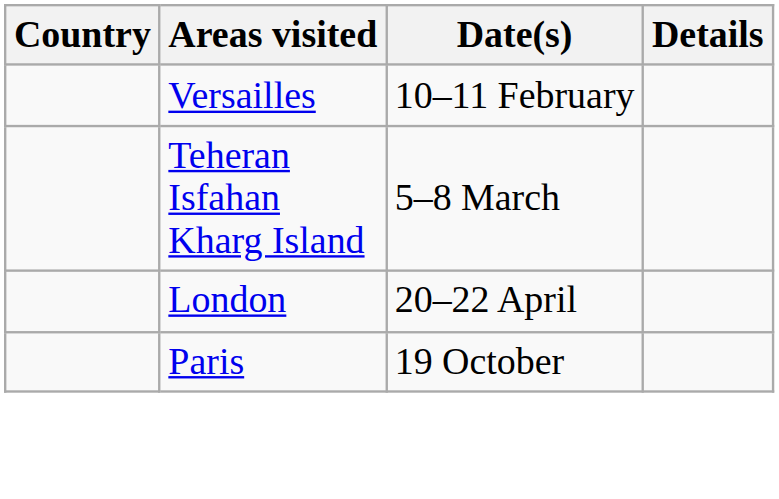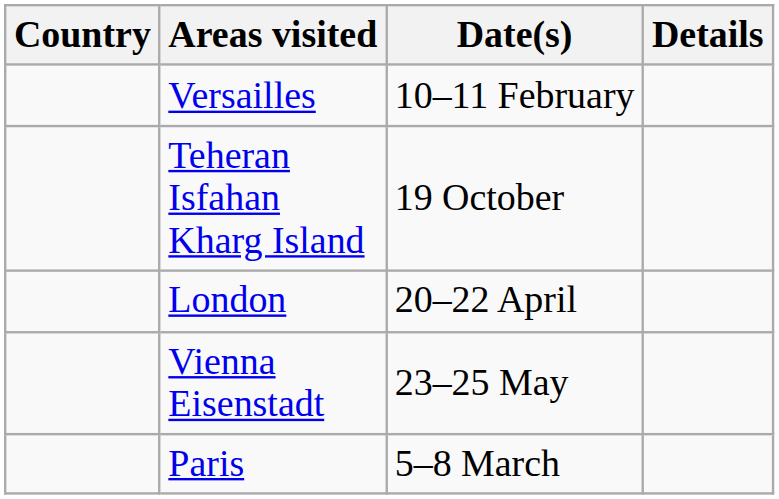(477, 197) 5–8 March -> (479, 197) 19 October
+ row: (246, 381)
(479, 360) 19 October -> (477, 463) 5–8 March
